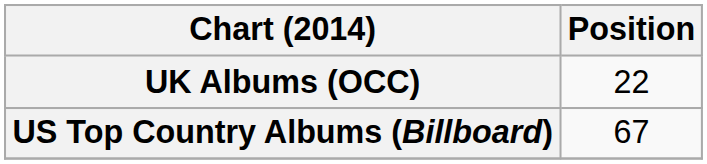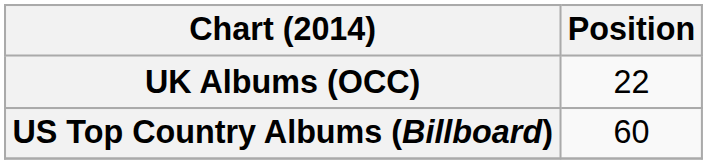(632, 132) 67 -> (632, 132) 60
